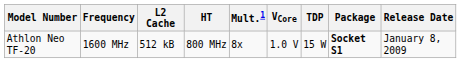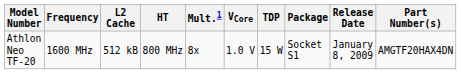+ column: (416, 18)
(348, 45) bold -> (305, 50) normal
